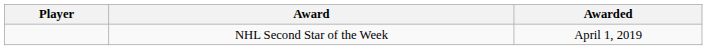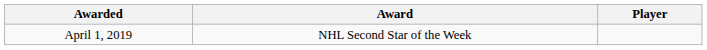columns swapped: (57, 14) <-> (608, 14)
